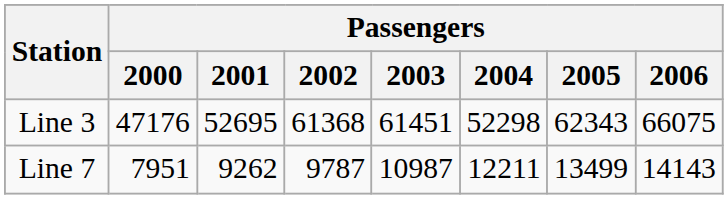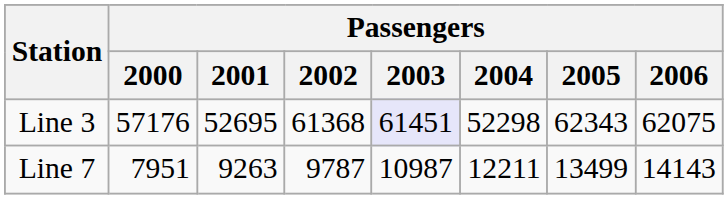(153, 121) 47176 -> (153, 121) 57176
(416, 121) no background -> (416, 121) lavender background
(679, 121) 66075 -> (679, 121) 62075
(248, 168) 9262 -> (248, 168) 9263
